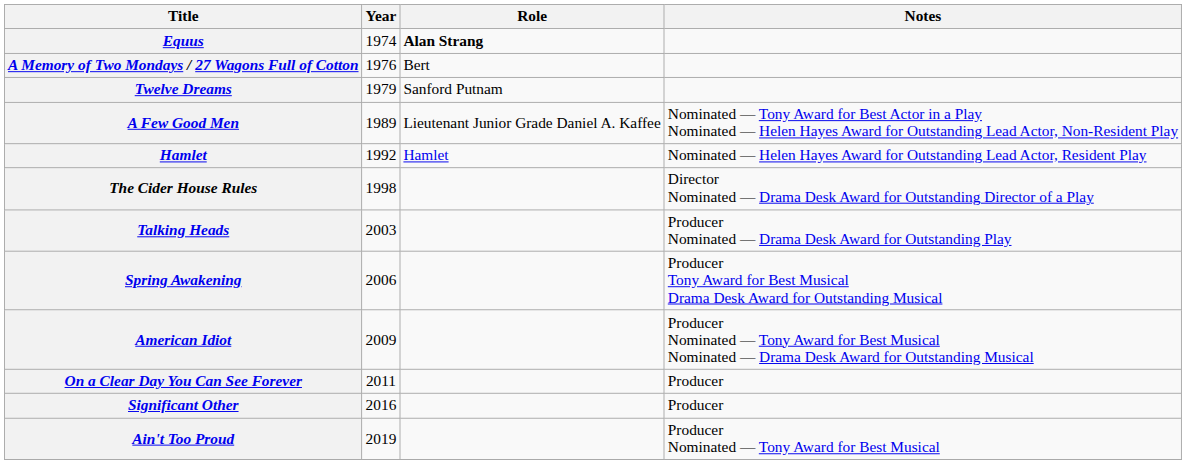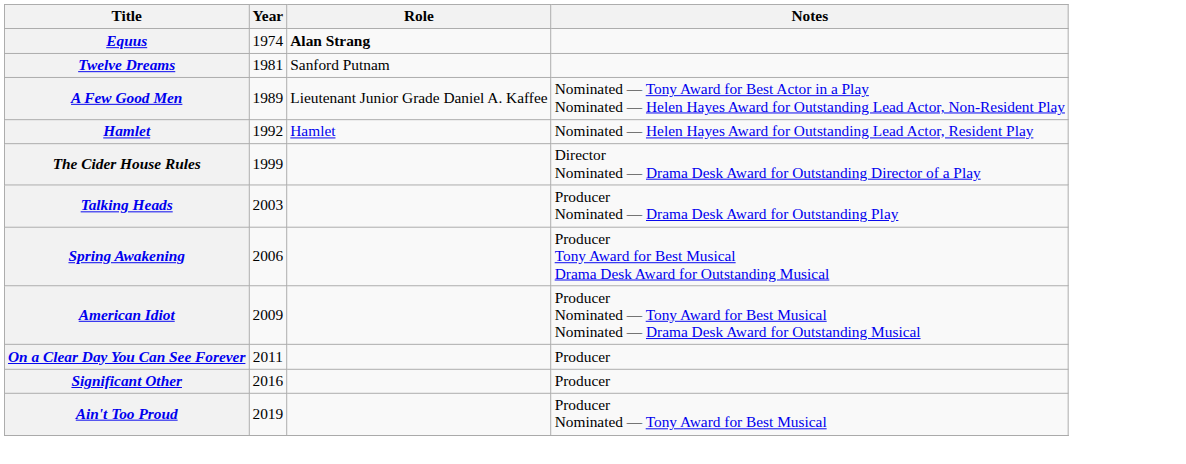- row: (183, 65)
(381, 89) 1979 -> (268, 65) 1981
(381, 188) 1998 -> (268, 164) 1999
